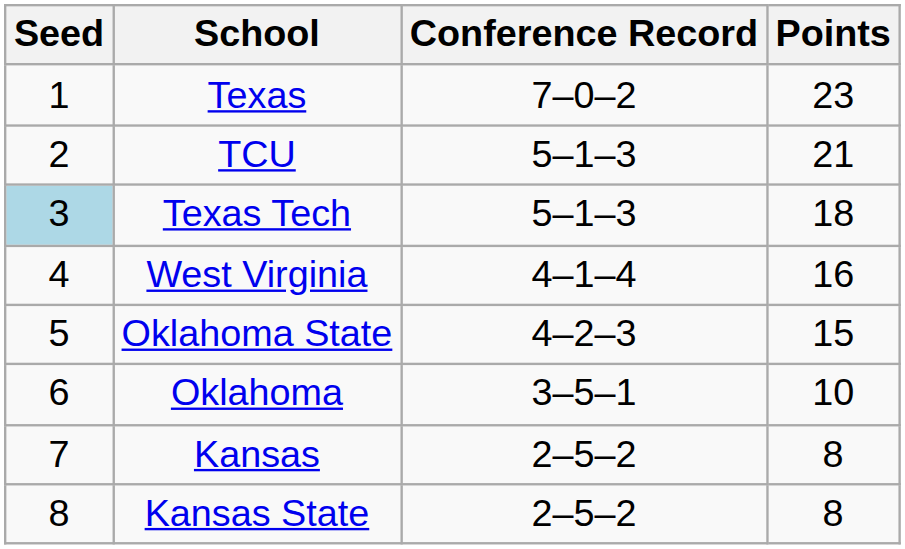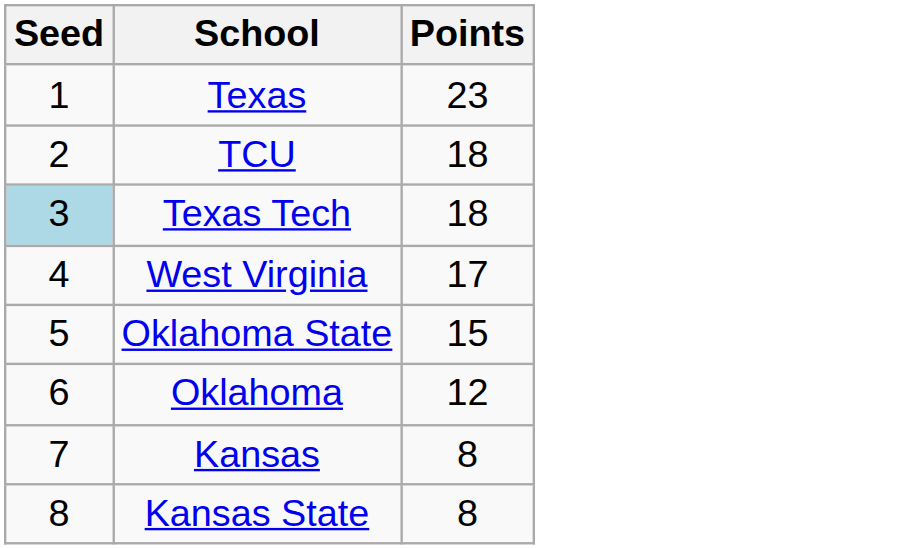- column: (584, 34)
(833, 154) 21 -> (467, 154) 18
(833, 273) 16 -> (467, 273) 17
(833, 393) 10 -> (467, 393) 12
